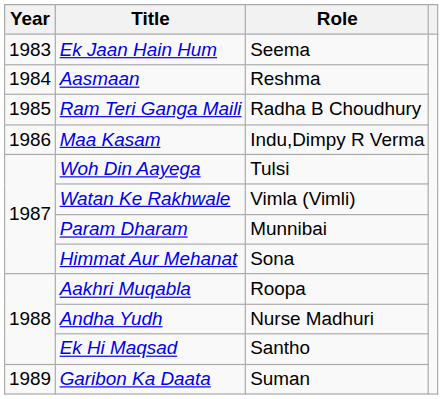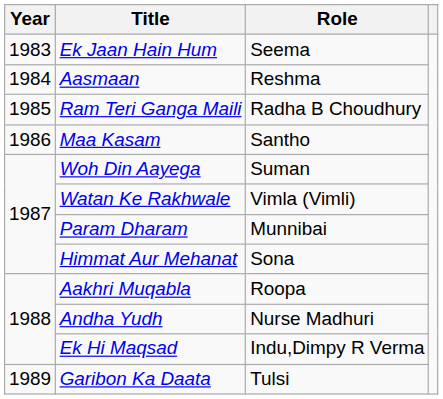(337, 139) Indu,Dimpy R Verma -> (280, 139) Santho
(270, 169) Tulsi -> (280, 169) Suman
(280, 348) Santho -> (337, 348) Indu,Dimpy R Verma
(280, 378) Suman -> (270, 378) Tulsi
